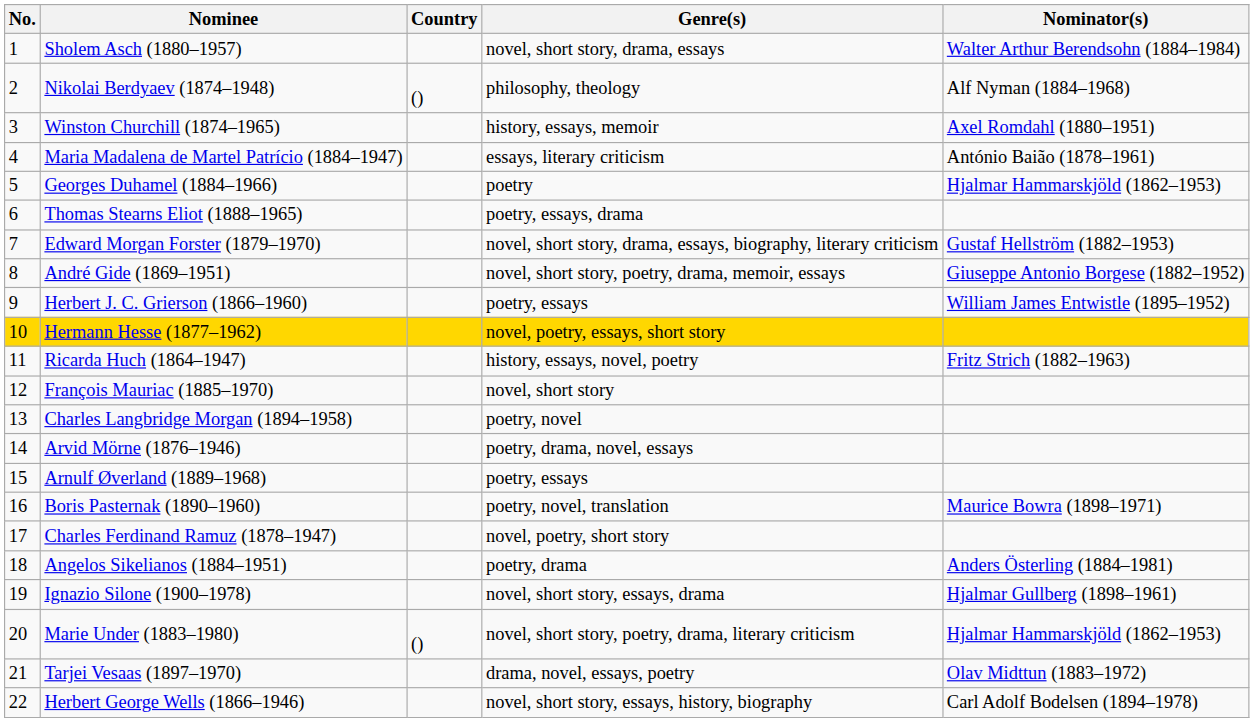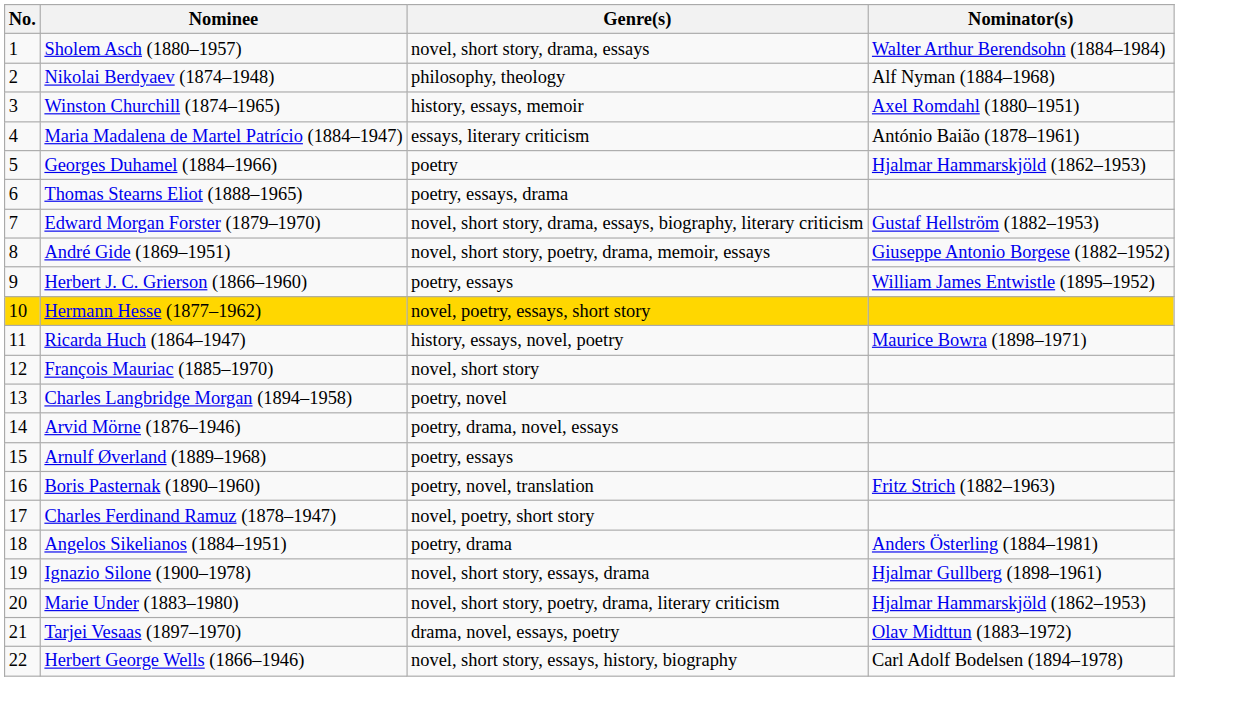- column: (444, 19)
(1038, 360) Fritz Strich (1882–1963) -> (979, 340) Maurice Bowra (1898–1971)
(1054, 506) Maurice Bowra (1898–1971) -> (963, 485) Fritz Strich (1882–1963)
